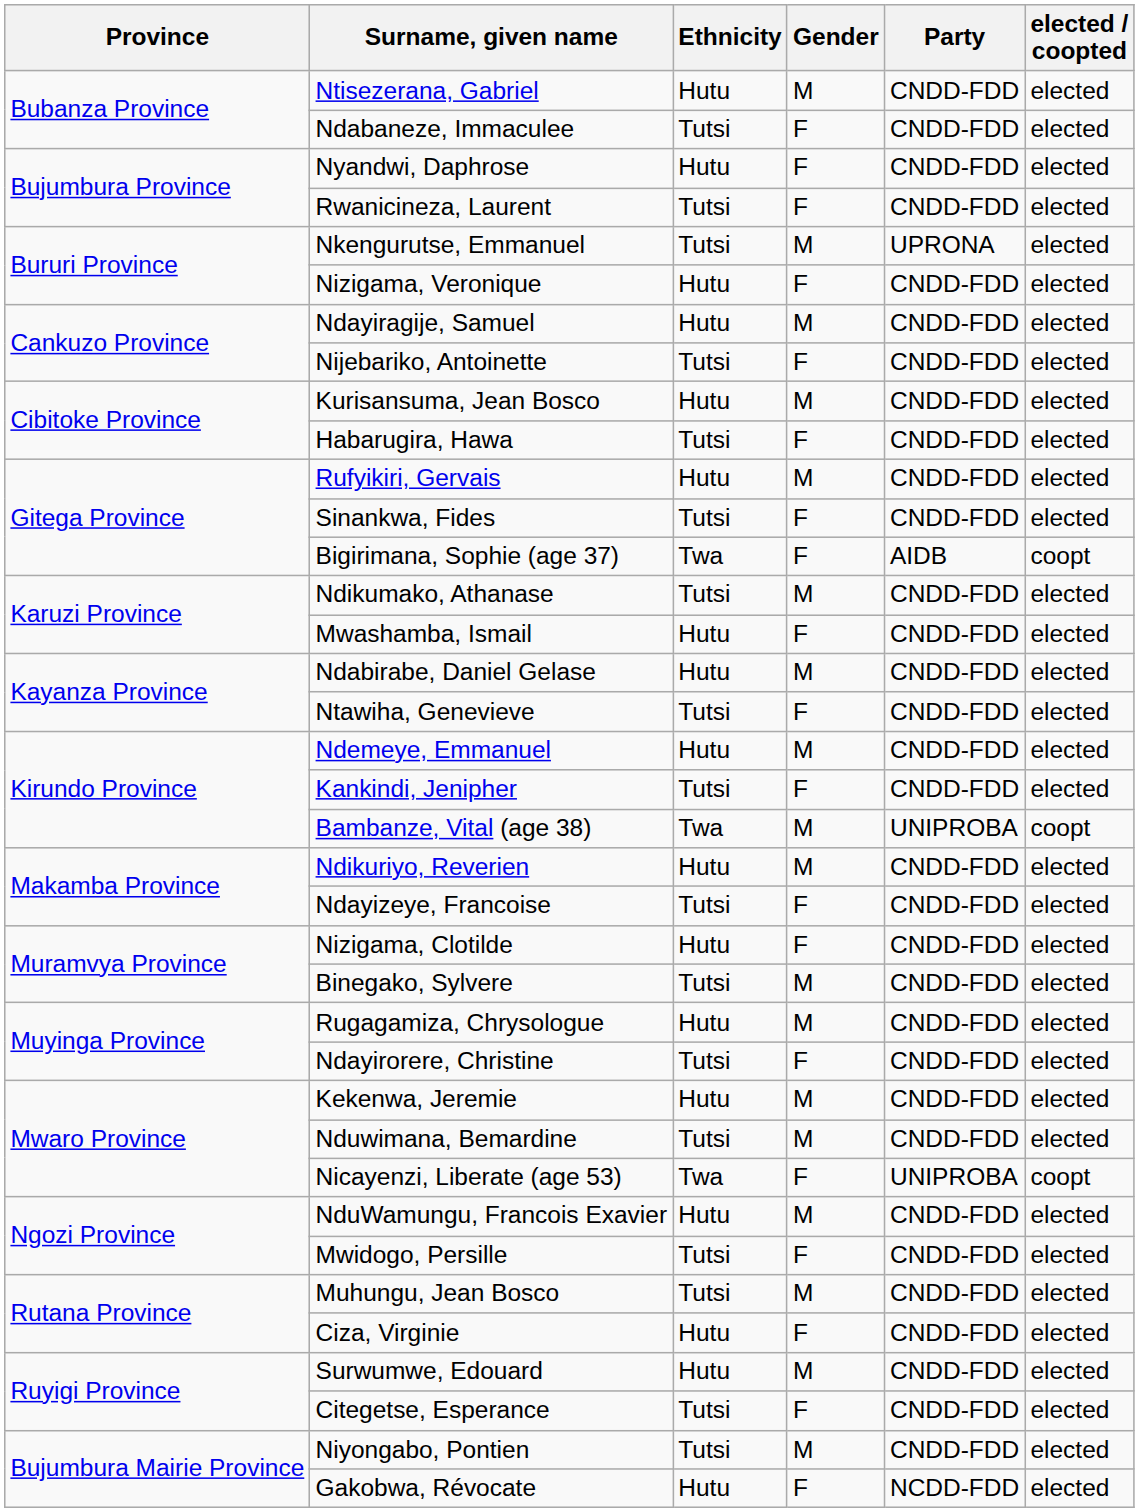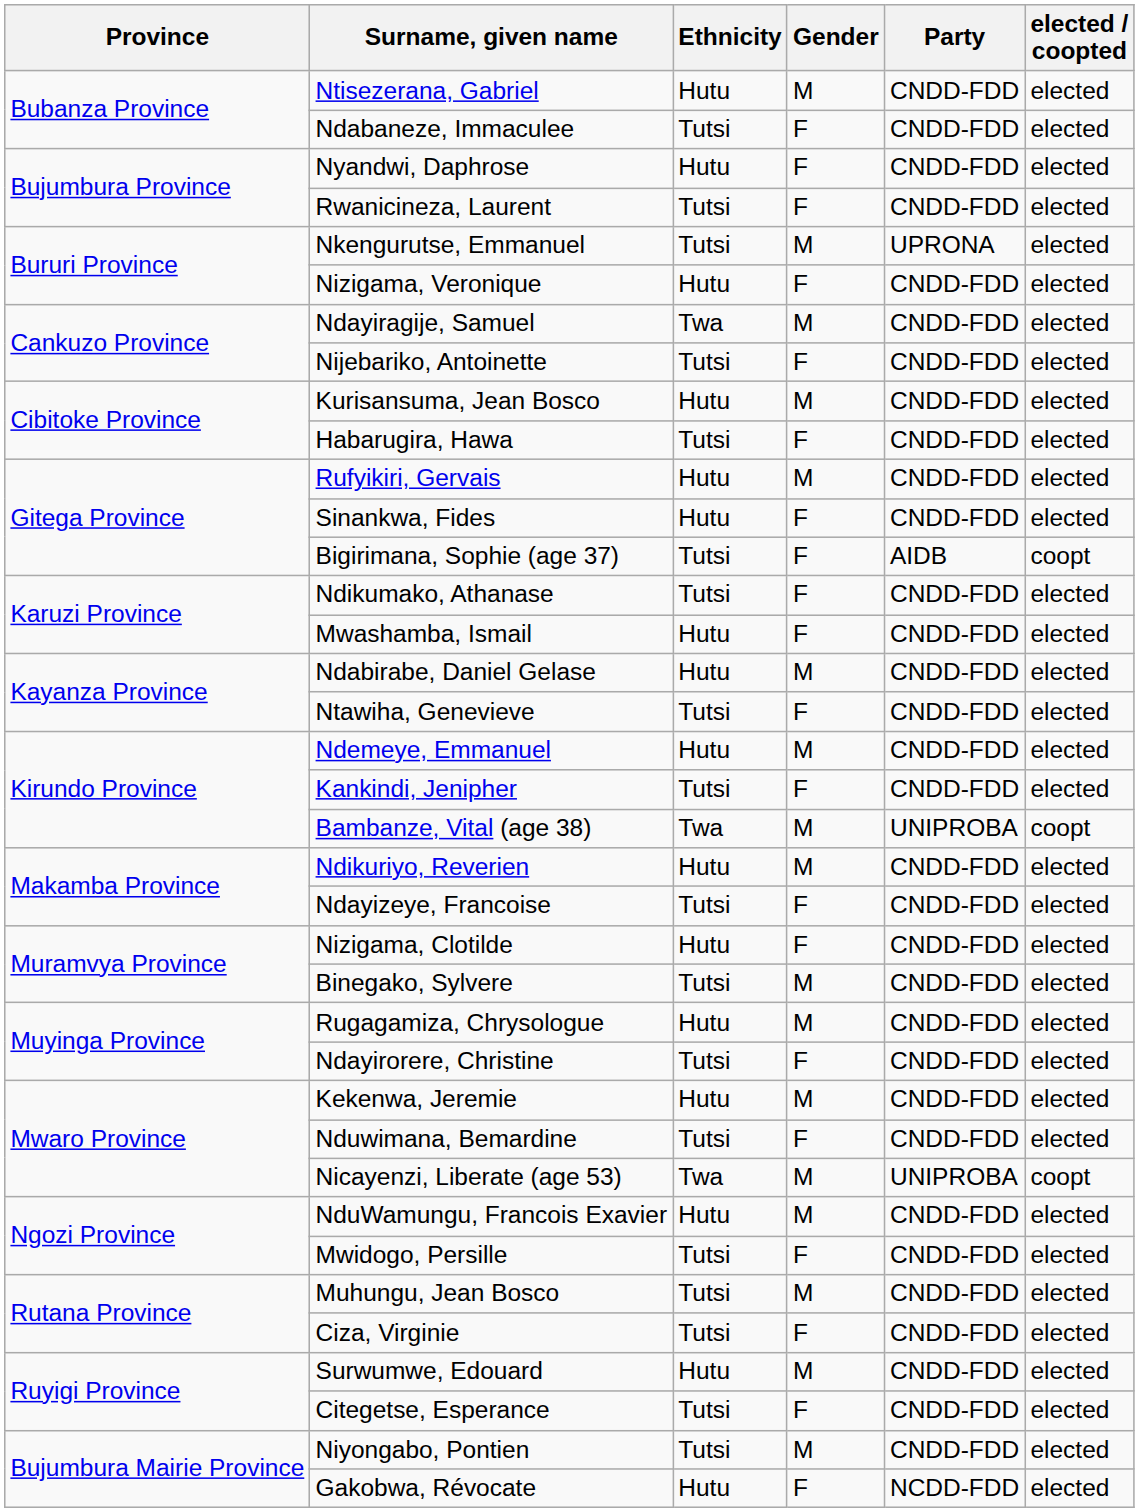(704, 323) Hutu -> (701, 323) Twa
(704, 517) Tutsi -> (704, 517) Hutu
(701, 556) Twa -> (704, 556) Tutsi
(803, 594) M -> (800, 594) F
(803, 1138) M -> (800, 1138) F
(800, 1177) F -> (803, 1177) M
(704, 1332) Hutu -> (704, 1332) Tutsi
